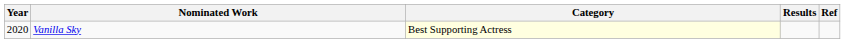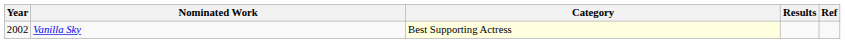(18, 30) 2020 -> (18, 30) 2002
